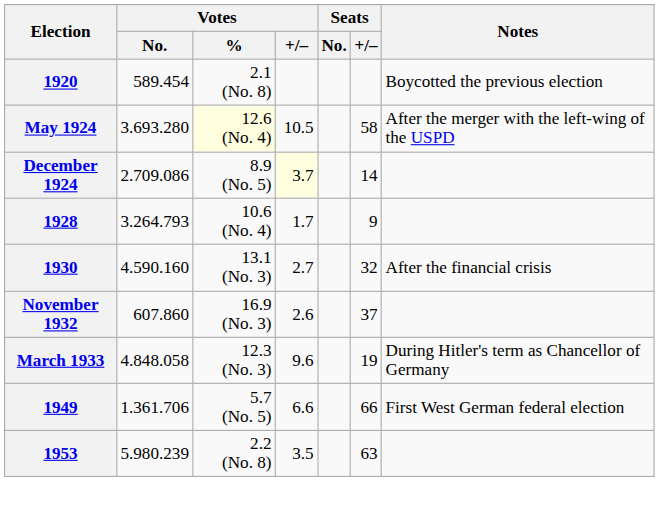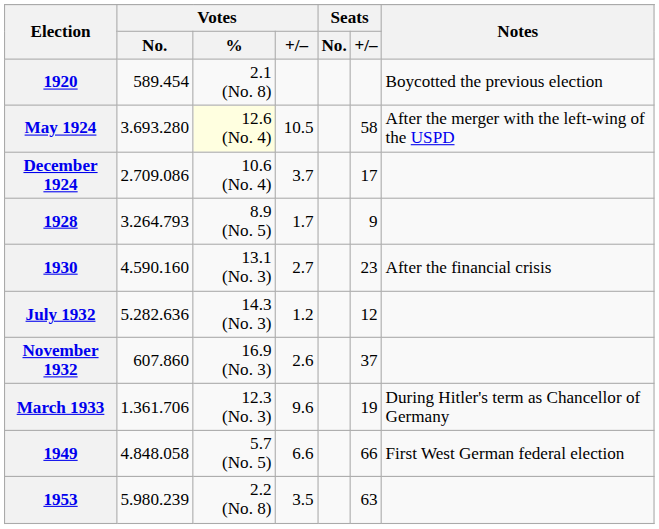(247, 174) 8.9 (No. 5) -> (247, 174) 10.6 (No. 4)
(301, 174) lightyellow background -> (301, 174) no background
(367, 174) 14 -> (367, 174) 17
(247, 221) 10.6 (No. 4) -> (247, 221) 8.9 (No. 5)
(367, 267) 32 -> (367, 267) 23
+ row: (61, 314)
(155, 360) 4.848.058 -> (155, 406) 1.361.706
(155, 406) 1.361.706 -> (155, 453) 4.848.058
